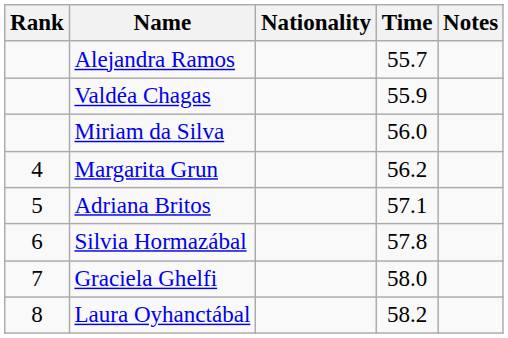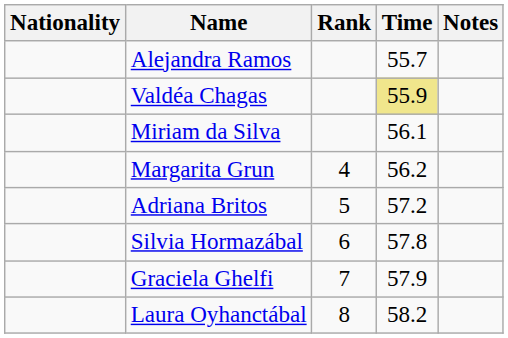columns swapped: (37, 22) <-> (316, 22)
(407, 95) no background -> (407, 95) khaki background
(407, 132) 56.0 -> (407, 132) 56.1
(407, 205) 57.1 -> (407, 205) 57.2
(407, 278) 58.0 -> (407, 278) 57.9
